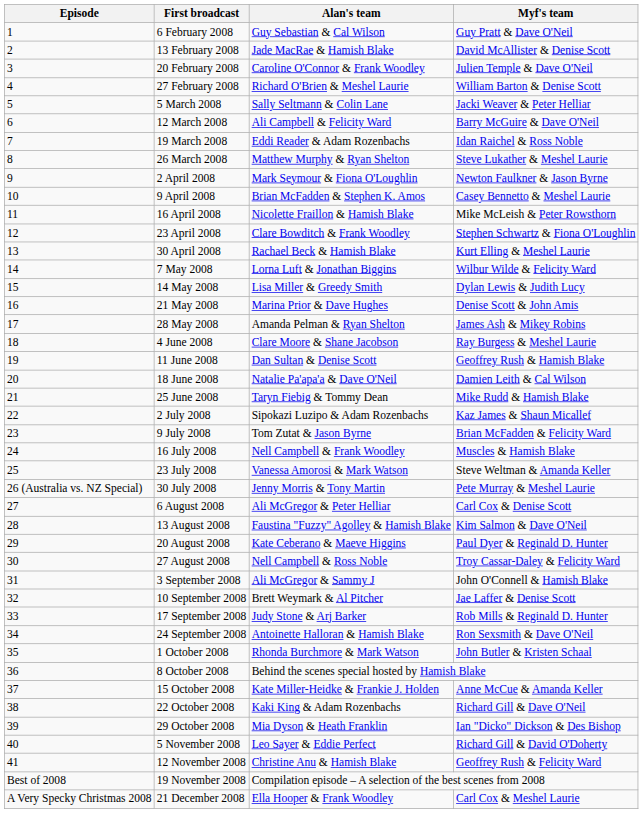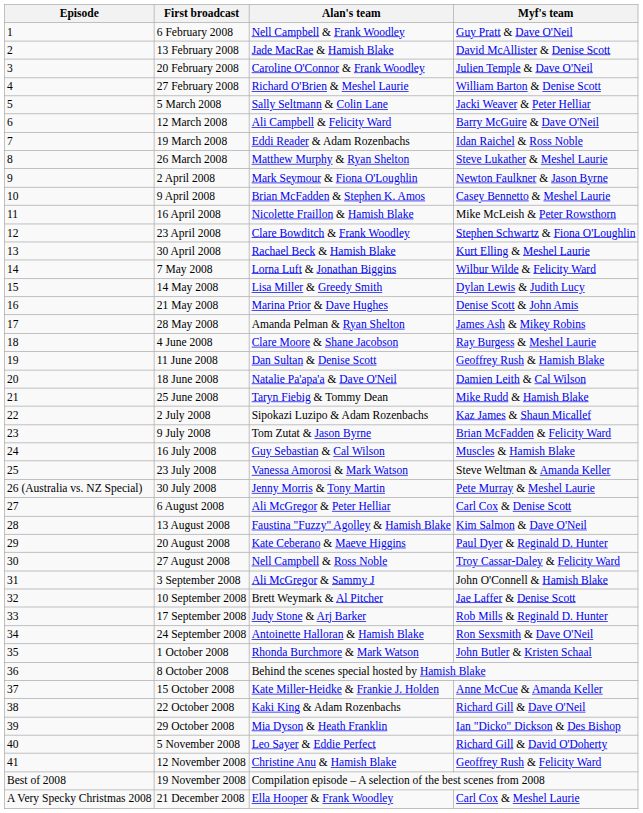(318, 31) Guy Sebastian & Cal Wilson -> (328, 31) Nell Campbell & Frank Woodley
(328, 452) Nell Campbell & Frank Woodley -> (318, 452) Guy Sebastian & Cal Wilson
